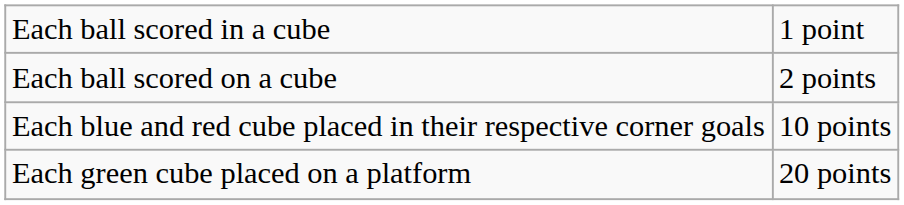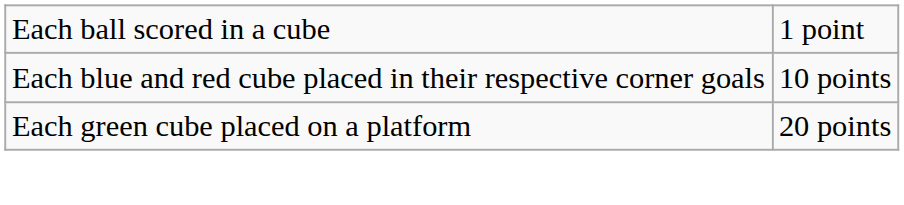- row: (174, 77)
